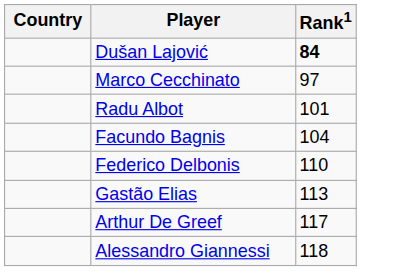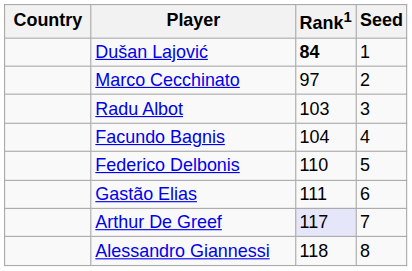+ column: (381, 21)
(315, 108) 101 -> (315, 108) 103
(314, 194) 113 -> (313, 194) 111
(314, 222) no background -> (314, 222) lavender background
